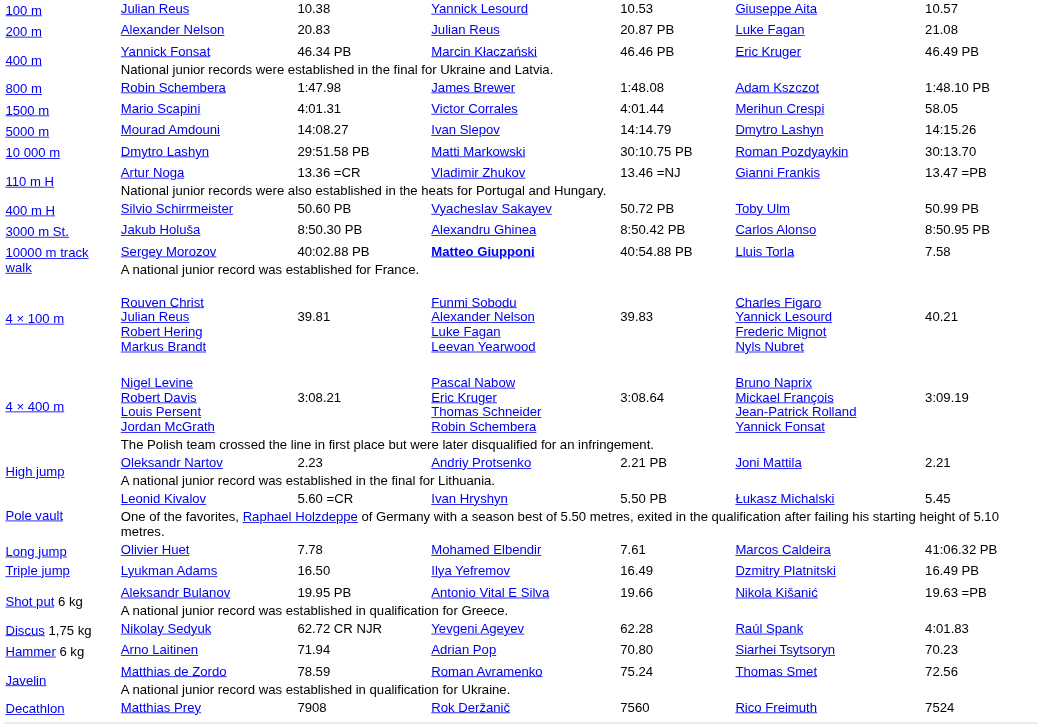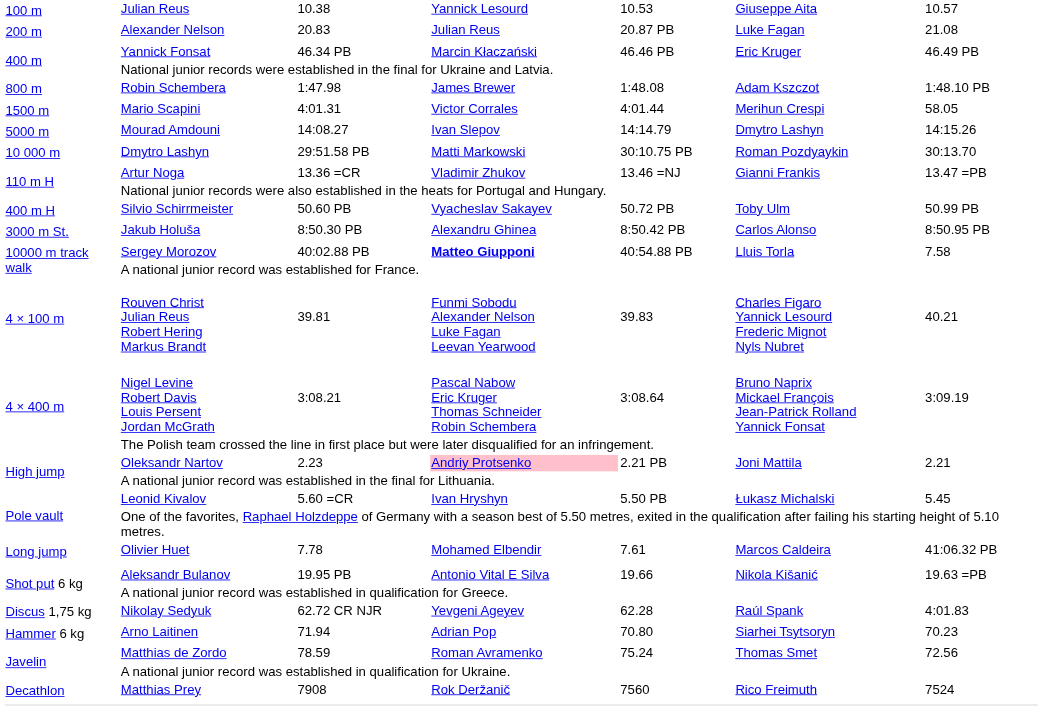(481, 463) no background -> (481, 463) pink background
- row: (38, 571)
